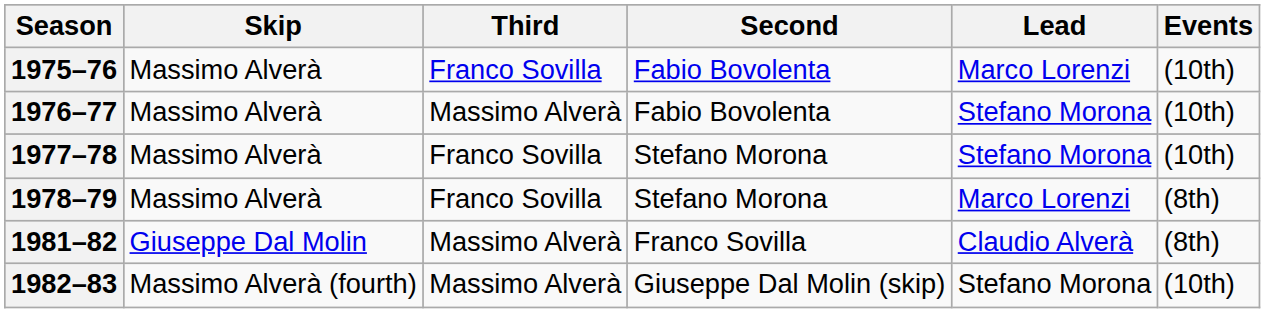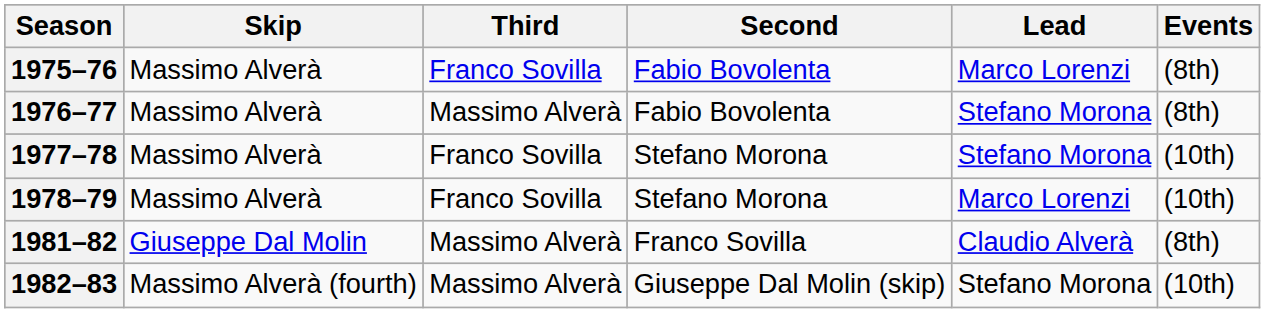(1199, 69) (10th) -> (1192, 69) (8th)
(1199, 112) (10th) -> (1192, 112) (8th)
(1192, 198) (8th) -> (1199, 198) (10th)
